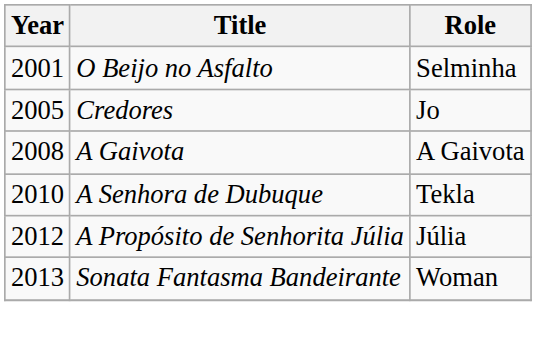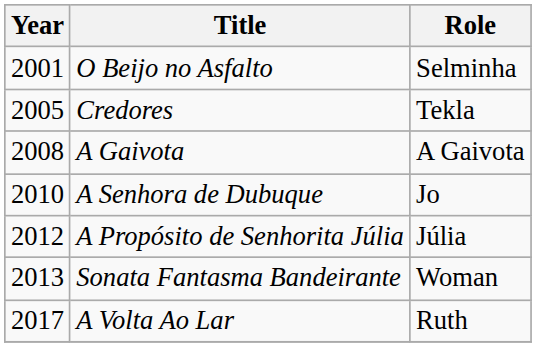(428, 109) Jo -> (445, 109) Tekla
(445, 194) Tekla -> (428, 194) Jo
+ row: (155, 320)
